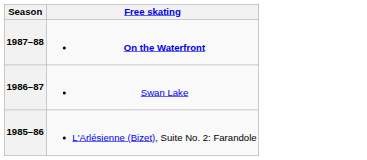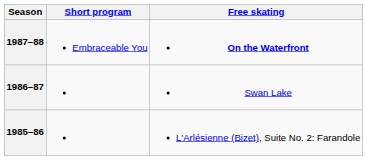+ column: (98, 12)
